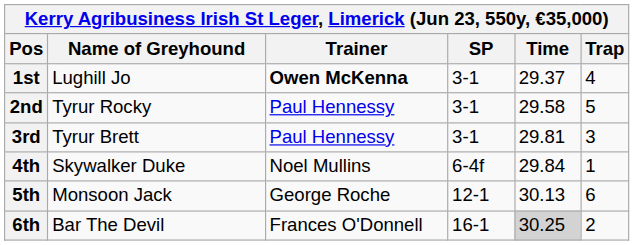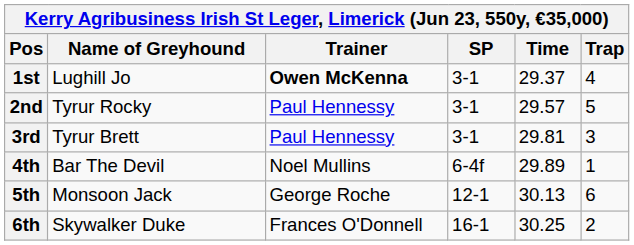(542, 107) 29.58 -> (542, 107) 29.57
(119, 166) Skywalker Duke -> (108, 166) Bar The Devil
(542, 166) 29.84 -> (542, 166) 29.89
(108, 225) Bar The Devil -> (119, 225) Skywalker Duke
(542, 225) lightgrey background -> (542, 225) no background
